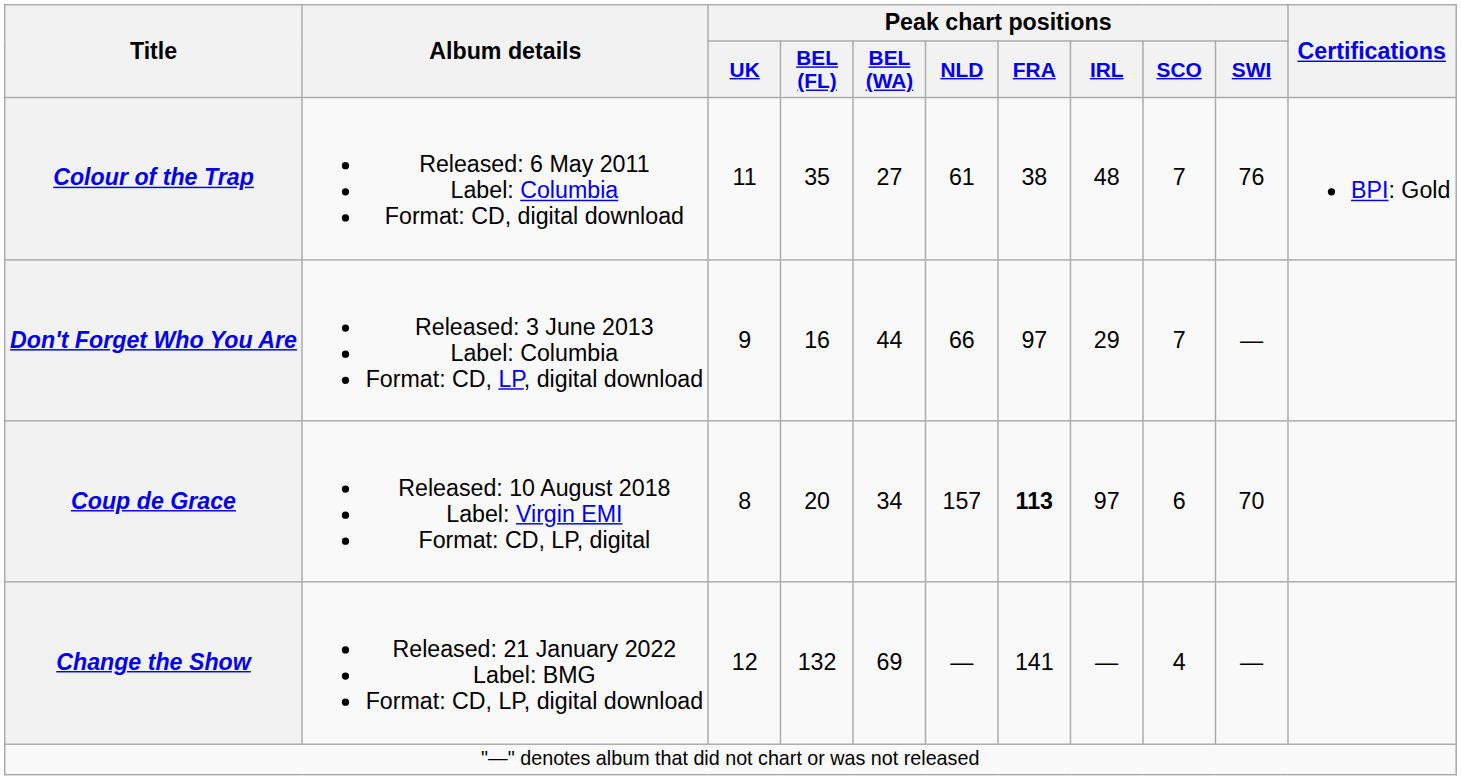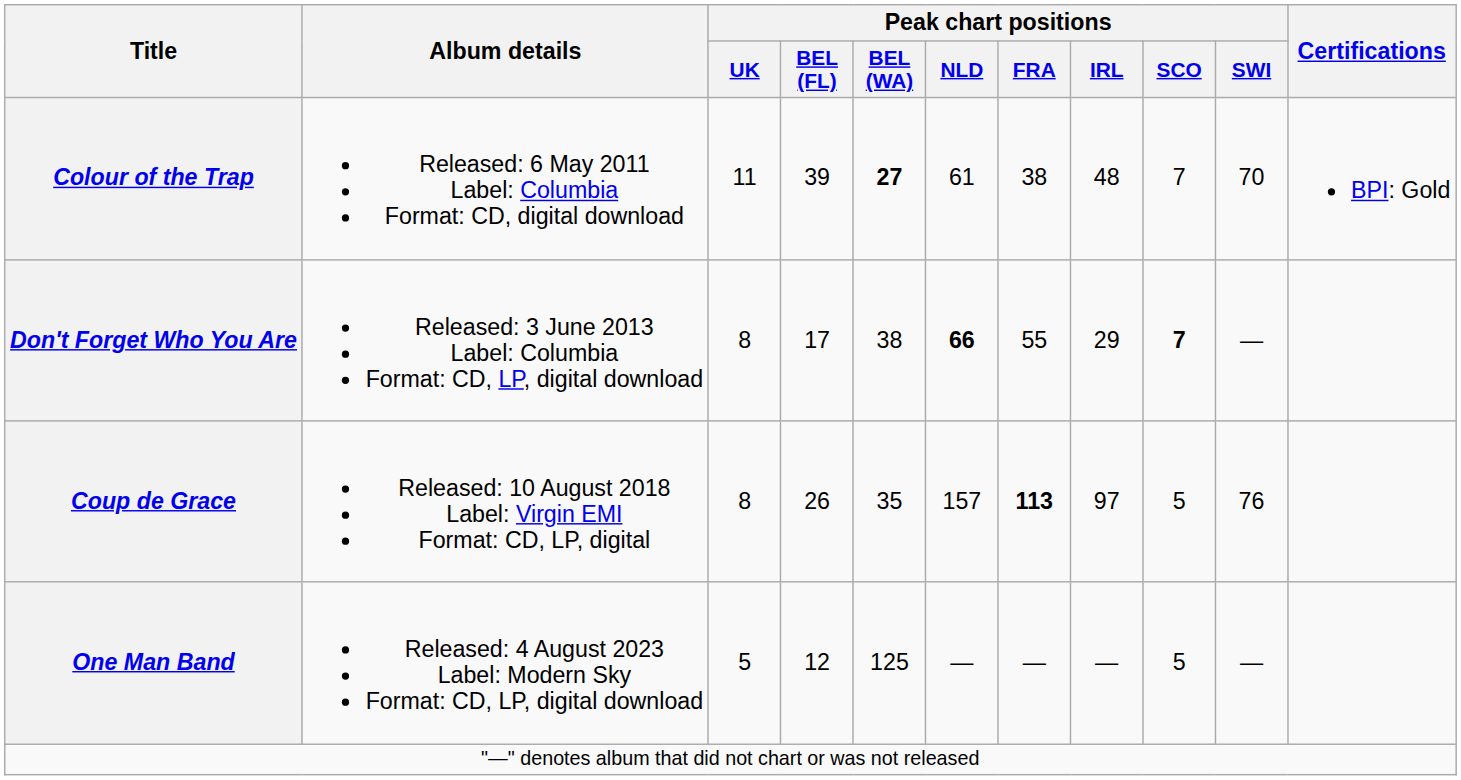(817, 178) 35 -> (817, 178) 39
(889, 178) normal -> (889, 178) bold
(1252, 178) 76 -> (1252, 178) 70
(745, 339) 9 -> (745, 339) 8
(817, 339) 16 -> (817, 339) 17
(889, 339) 44 -> (889, 339) 38
(962, 339) normal -> (962, 339) bold
(1034, 339) 97 -> (1034, 339) 55
(1179, 339) normal -> (1179, 339) bold
(817, 501) 20 -> (817, 501) 26
(889, 501) 34 -> (889, 501) 35
(1179, 501) 6 -> (1179, 501) 5
(1252, 501) 70 -> (1252, 501) 76
- row: (154, 662)
+ row: (154, 662)
